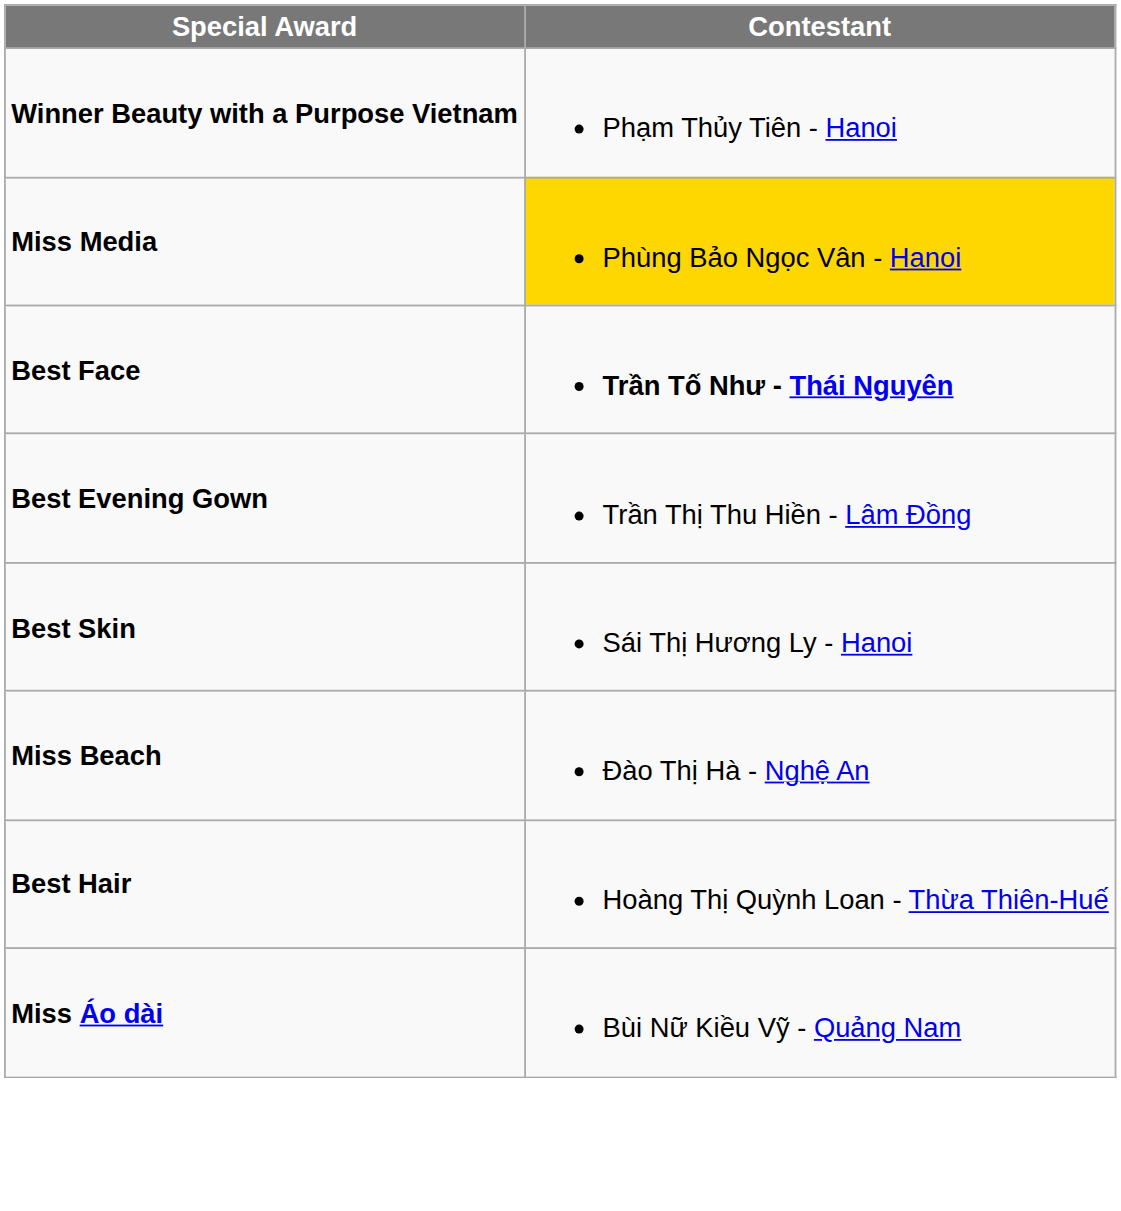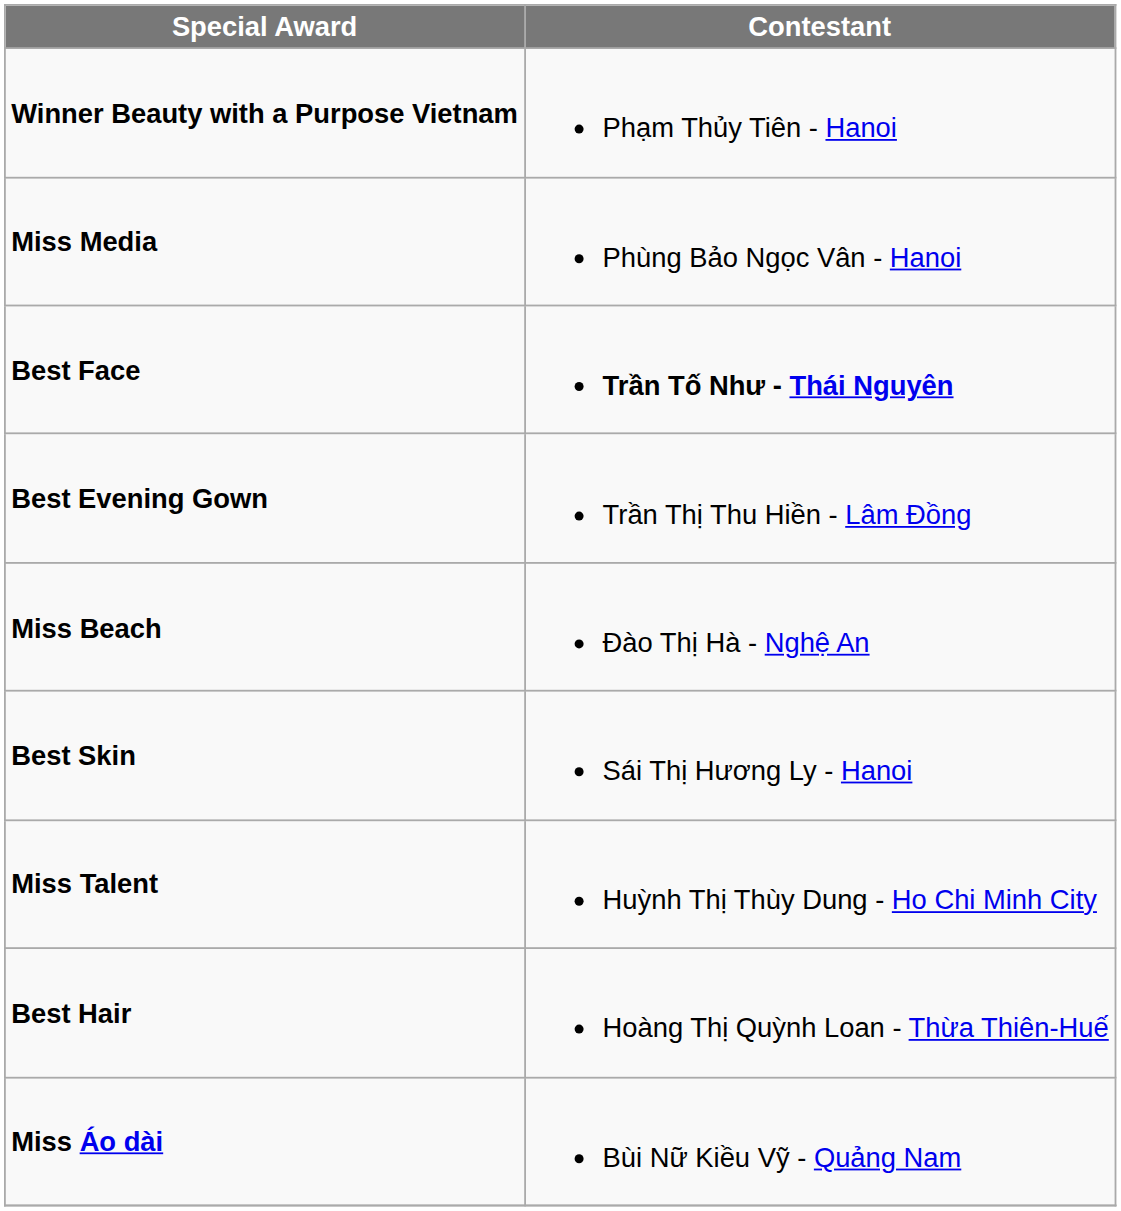(820, 257) gold background -> (820, 257) no background
rows swapped: (74, 627) <-> (86, 756)
+ row: (85, 884)
